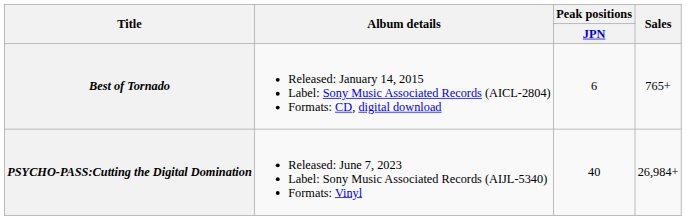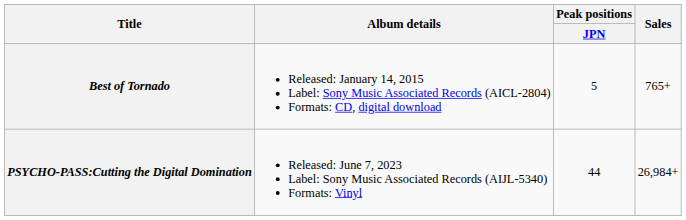(594, 86) 6 -> (594, 86) 5
(594, 172) 40 -> (594, 172) 44
